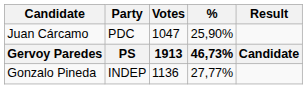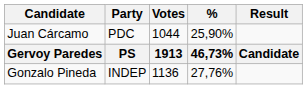(166, 34) 1047 -> (166, 34) 1044
(212, 73) 27,77% -> (212, 73) 27,76%
